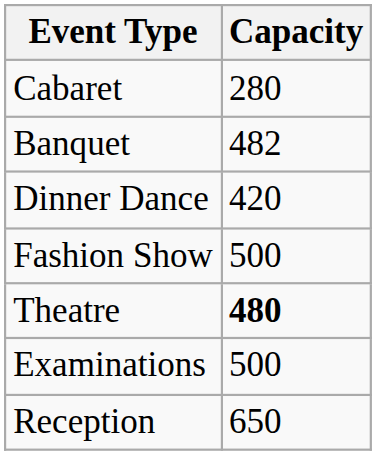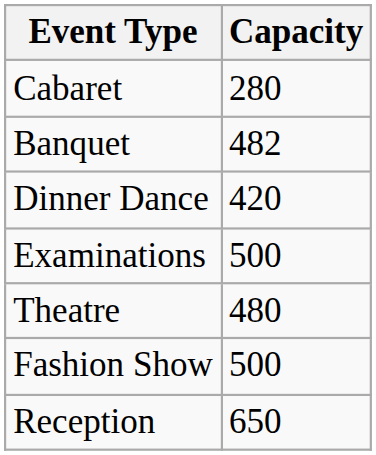rows swapped: (113, 254) <-> (110, 365)
(255, 310) bold -> (255, 310) normal
